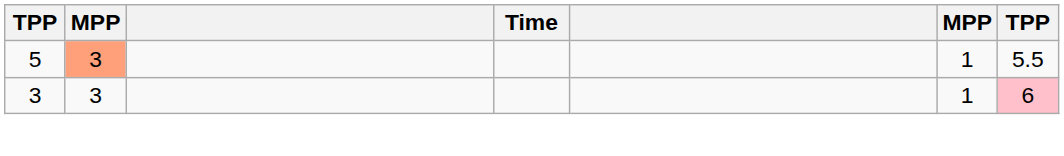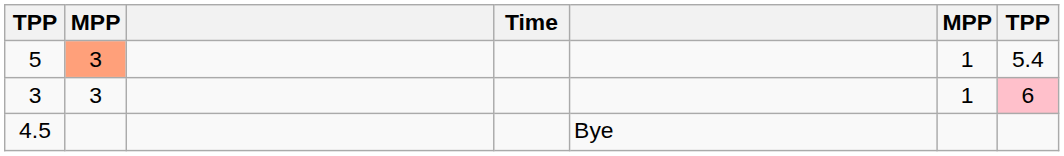(1028, 58) 5.5 -> (1028, 58) 5.4
+ row: (35, 131)
